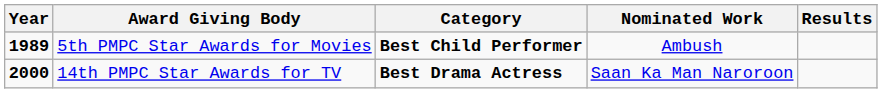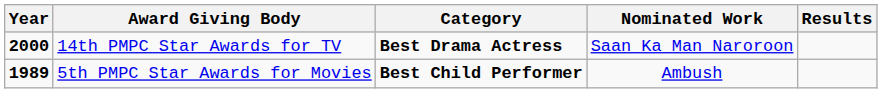rows swapped: (214, 46) <-> (199, 74)
